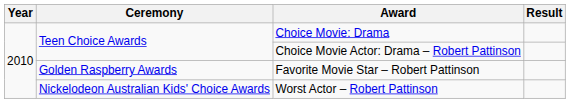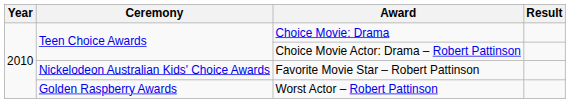(108, 70) Golden Raspberry Awards -> (154, 70) Nickelodeon Australian Kids' Choice Awards
(154, 88) Nickelodeon Australian Kids' Choice Awards -> (108, 88) Golden Raspberry Awards
